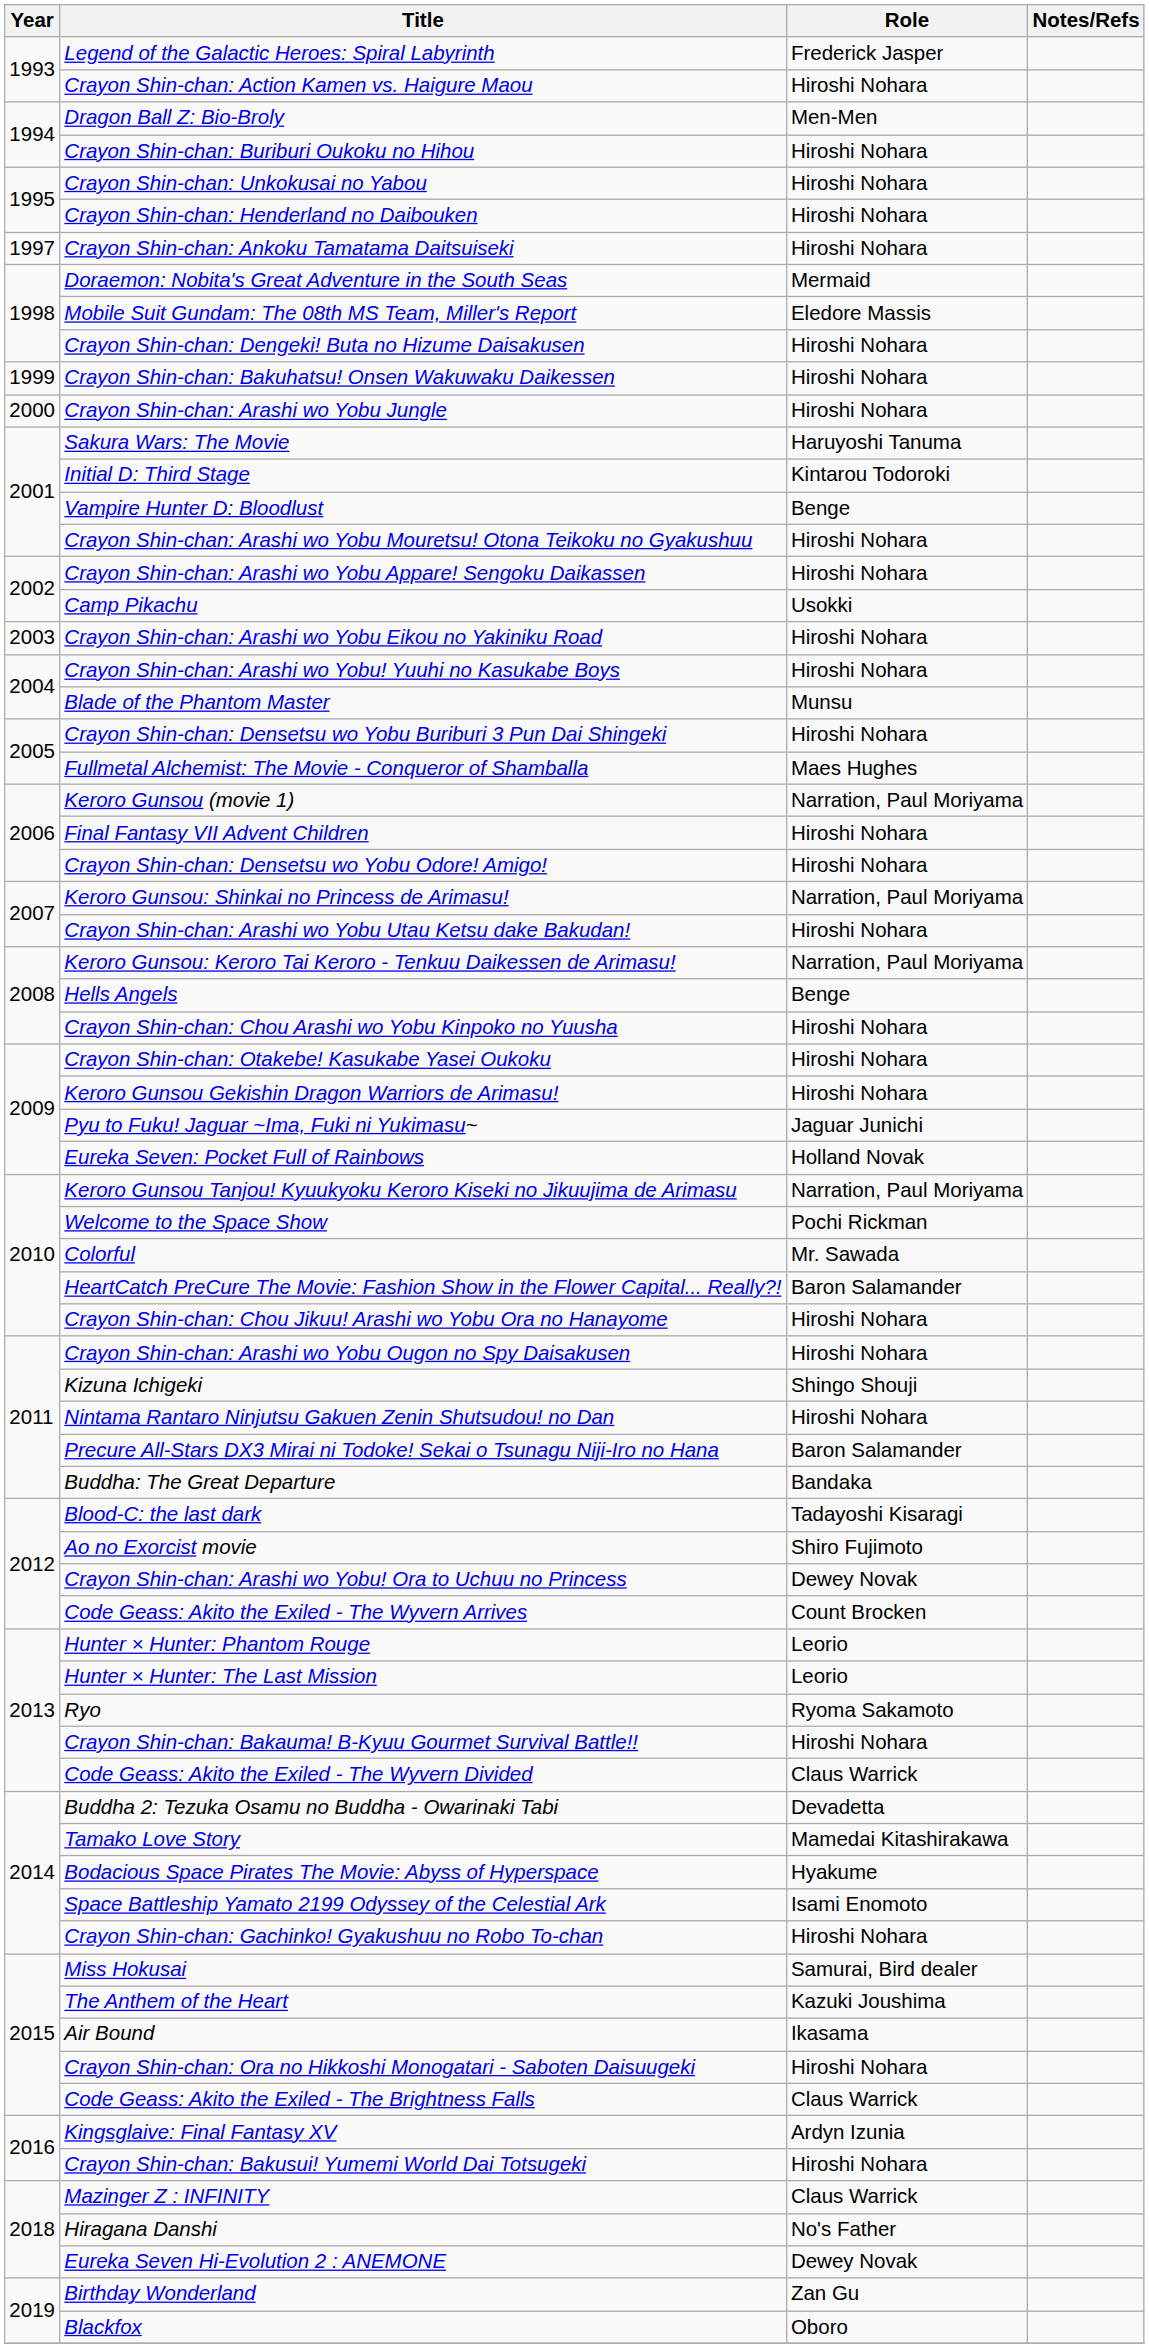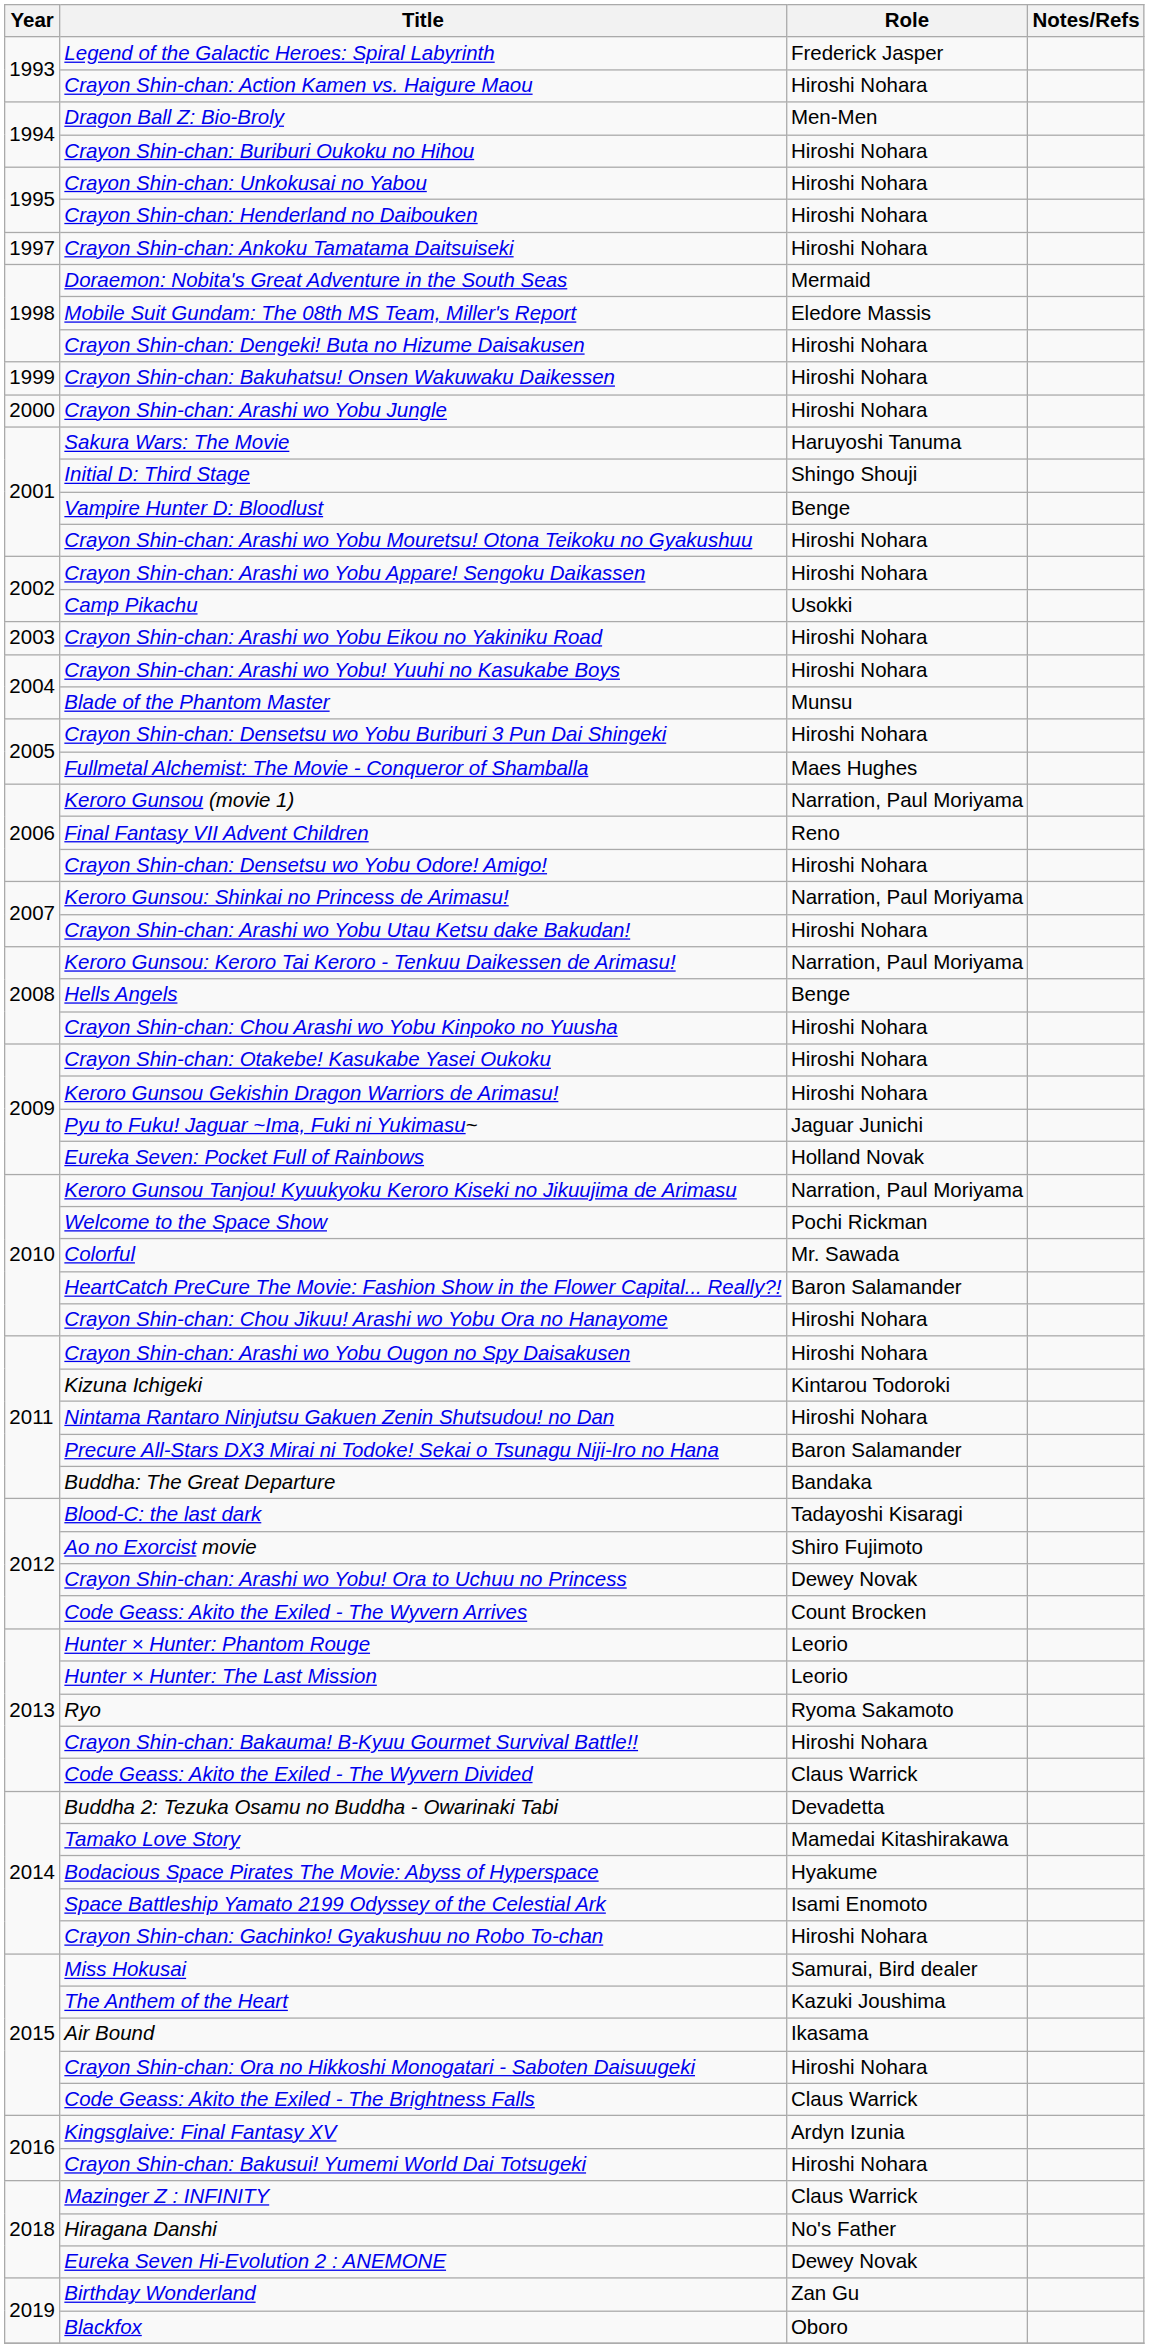(870, 475) Kintarou Todoroki -> (854, 475) Shingo Shouji
(859, 832) Hiroshi Nohara -> (815, 832) Reno
(854, 1384) Shingo Shouji -> (870, 1384) Kintarou Todoroki
